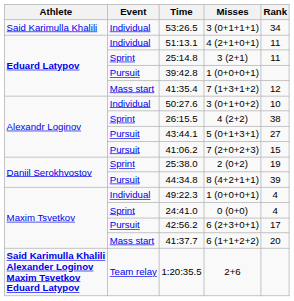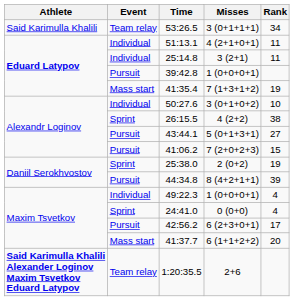(130, 28) Individual -> (133, 28) Team relay
(122, 58) Sprint -> (130, 58) Individual
(275, 89) 12 -> (275, 89) 19
